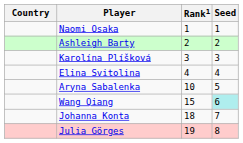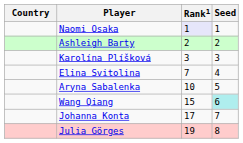(187, 29) no background -> (187, 29) lavender background
(187, 72) 4 -> (187, 72) 7
(189, 116) 18 -> (189, 116) 17
